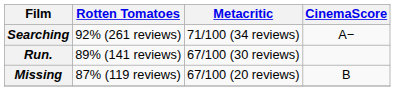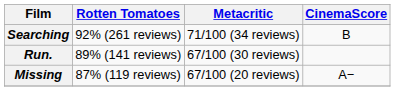(346, 34) A− -> (346, 34) B
(346, 75) B -> (346, 75) A−
